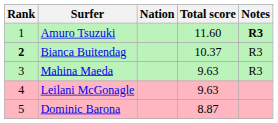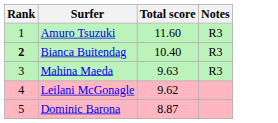- column: (157, 14)
(256, 33) bold -> (215, 33) normal
(208, 52) 10.37 -> (168, 52) 10.40
(208, 90) 9.63 -> (168, 90) 9.62
